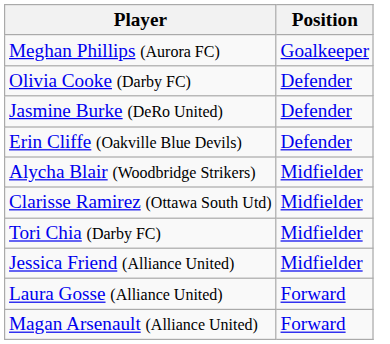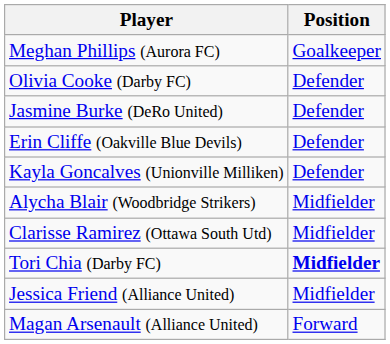+ row: (146, 171)
(322, 232) normal -> (336, 263) bold
- row: (116, 293)
